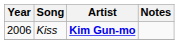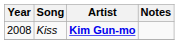(19, 30) 2006 -> (19, 30) 2008
